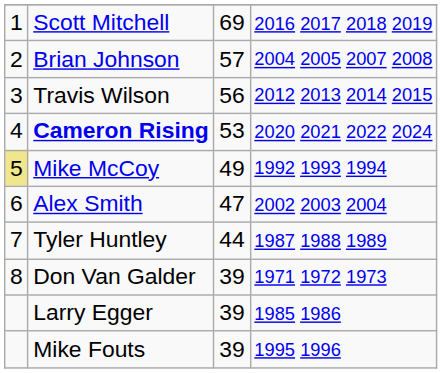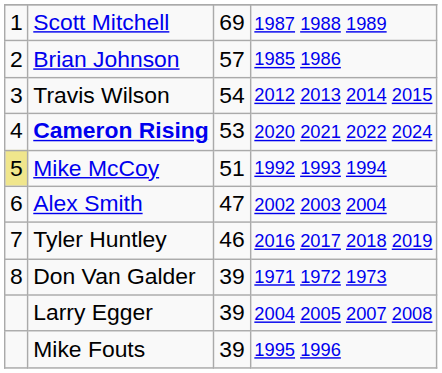(343, 23) 2016 2017 2018 2019 -> (320, 23) 1987 1988 1989
(343, 59) 2004 2005 2007 2008 -> (298, 59) 1985 1986
(232, 95) 56 -> (232, 95) 54
(232, 167) 49 -> (232, 167) 51
(232, 240) 44 -> (232, 240) 46
(320, 241) 1987 1988 1989 -> (343, 241) 2016 2017 2018 2019
(298, 313) 1985 1986 -> (343, 313) 2004 2005 2007 2008
